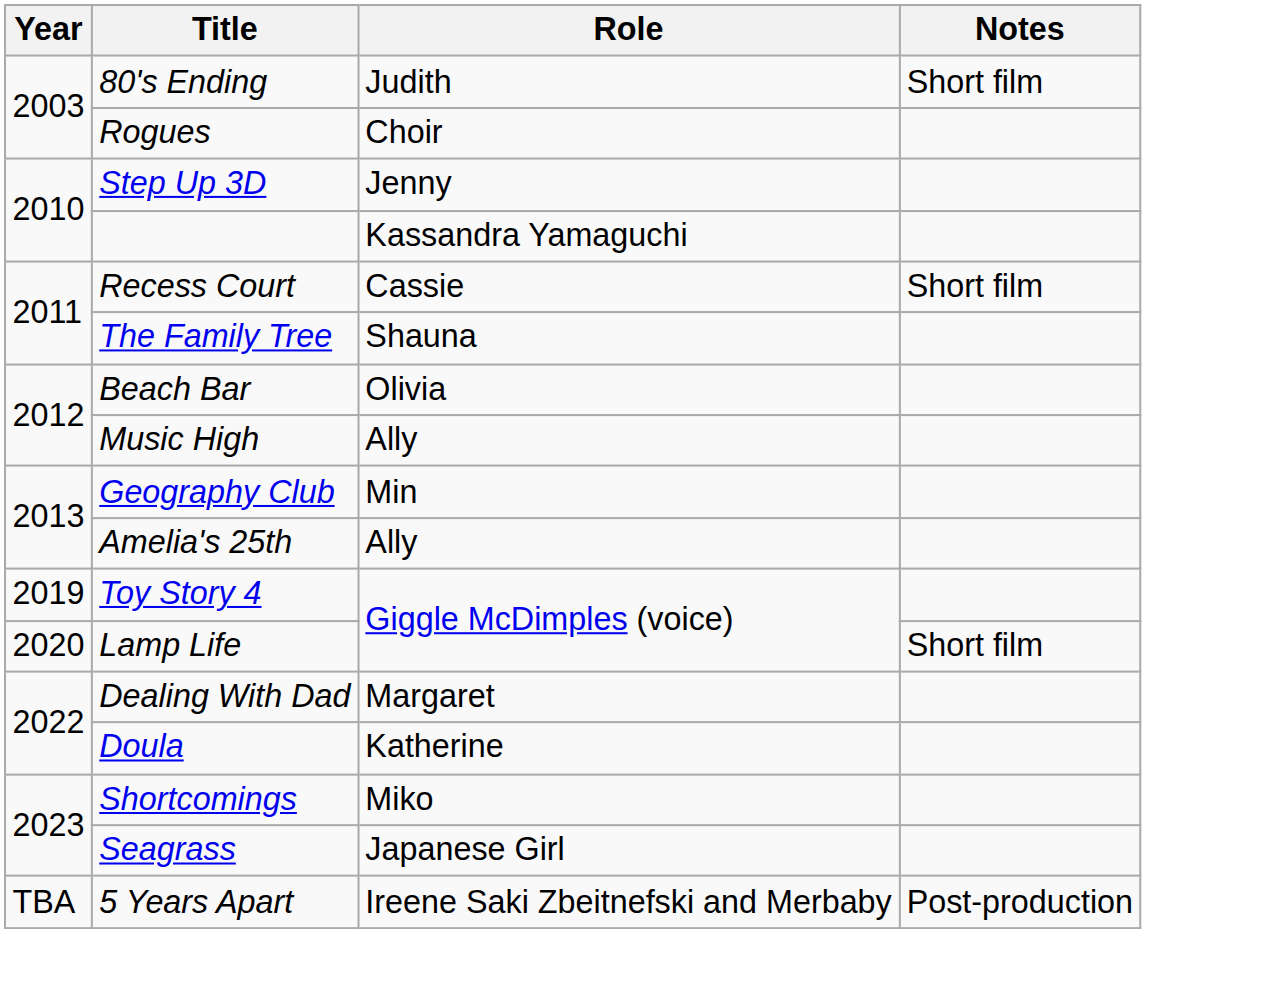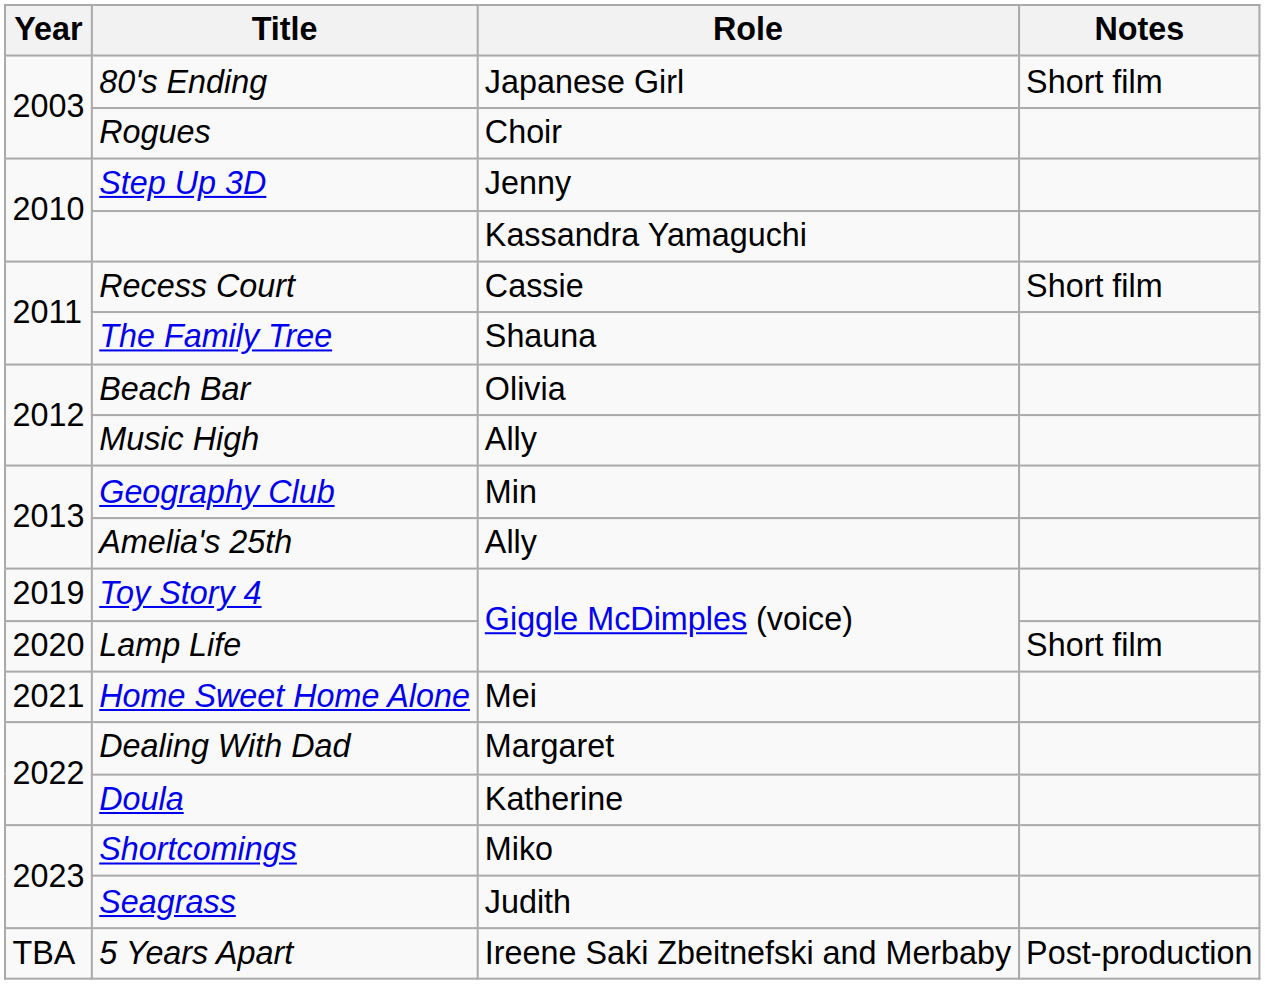(408, 81) Judith -> (585, 81) Japanese Girl
+ row: (285, 696)
(465, 850) Japanese Girl -> (528, 901) Judith
